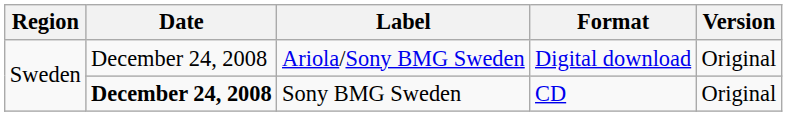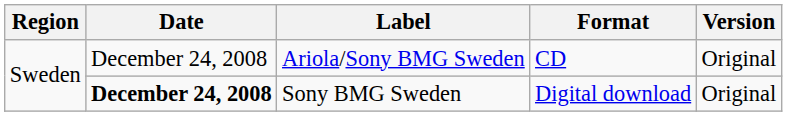(613, 57) Digital download -> (551, 57) CD
(551, 93) CD -> (613, 93) Digital download
